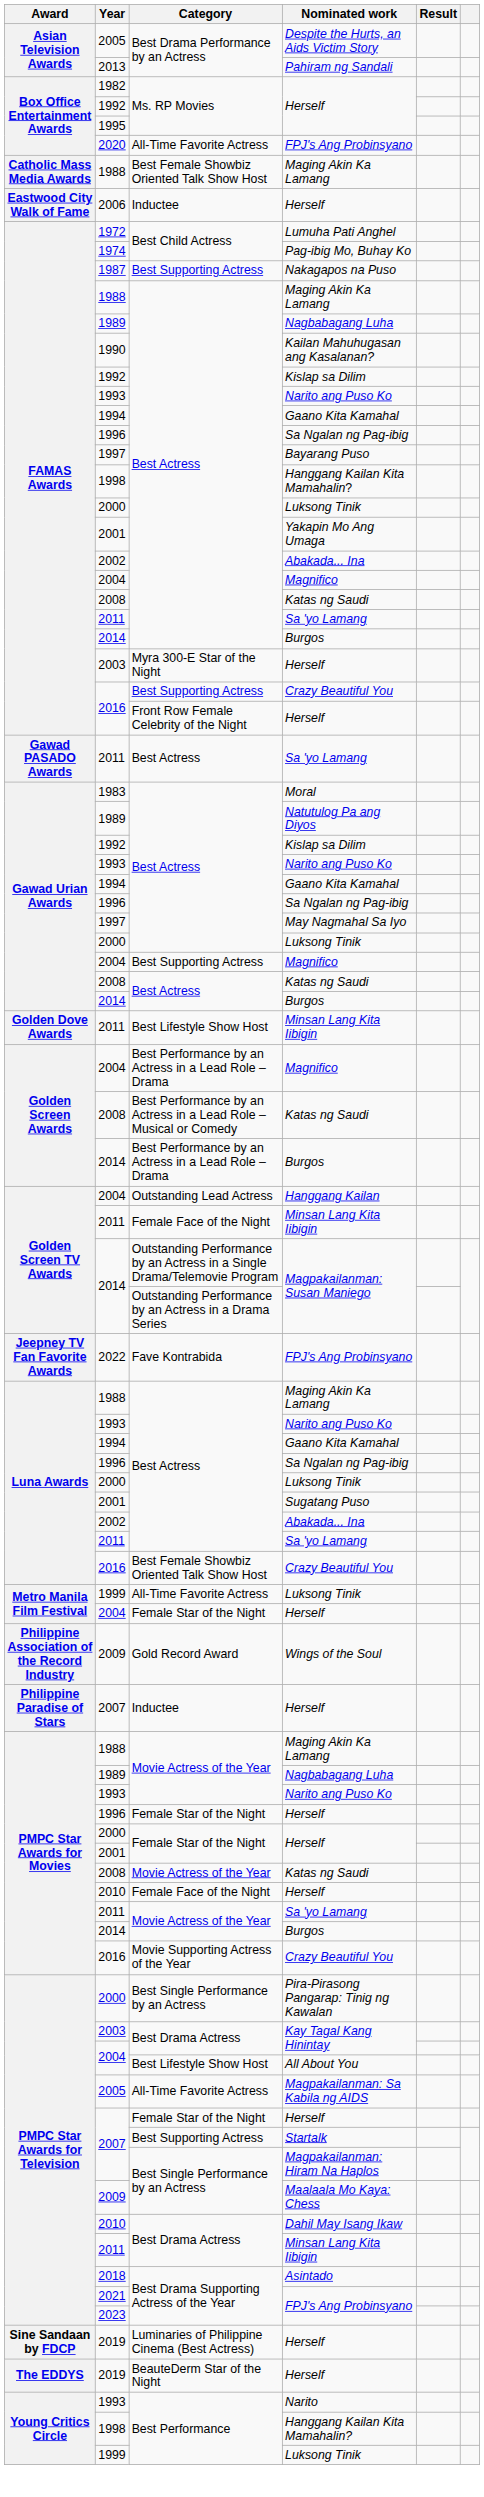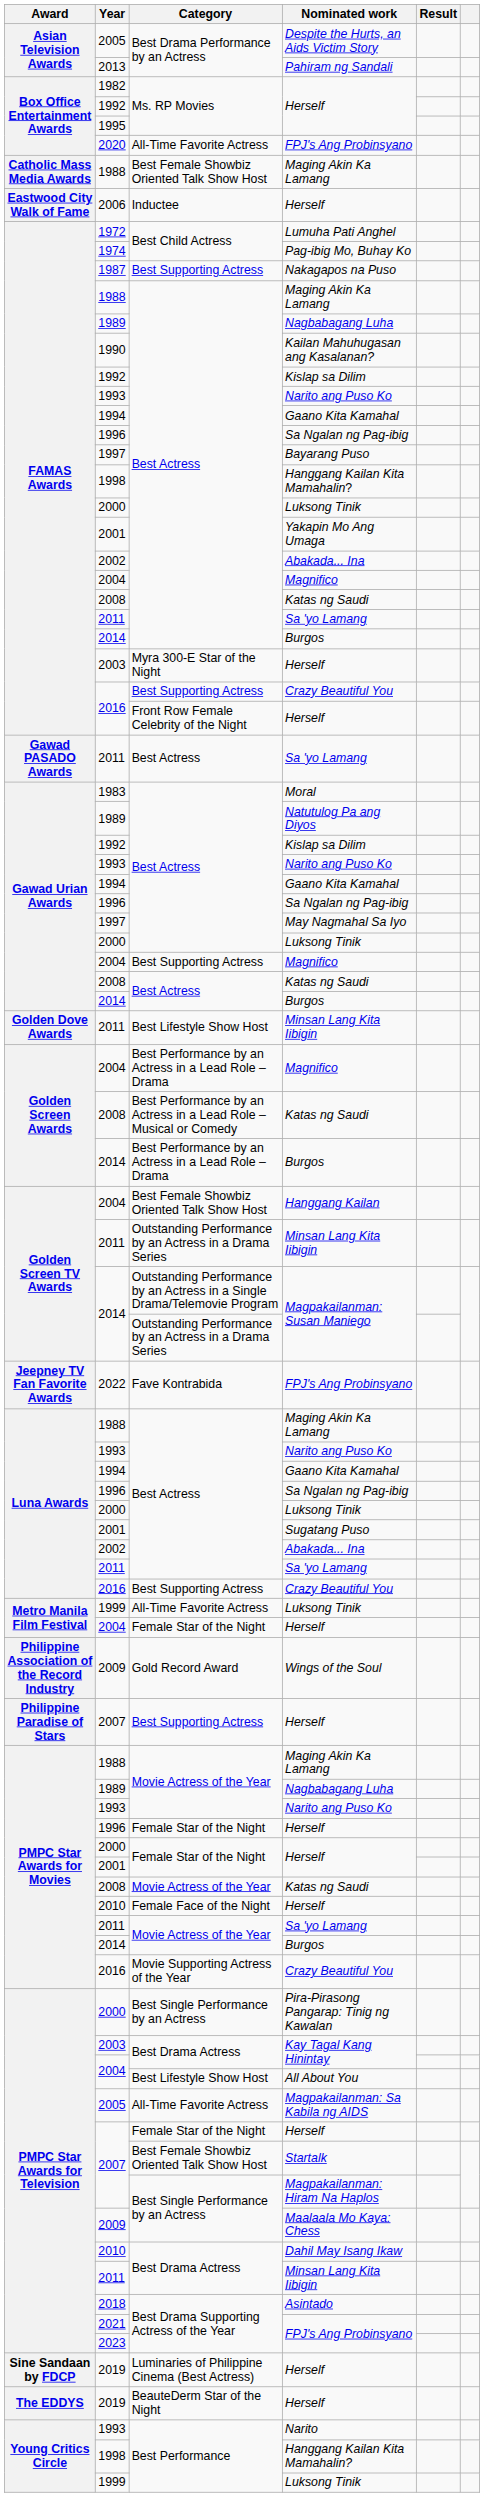(202, 1195) Outstanding Lead Actress -> (199, 1202) Best Female Showbiz Oriented Talk Show Host
(201, 1222) Female Face of the Night -> (202, 1243) Outstanding Performance by an Actress in a Drama Series
(199, 1567) Best Female Showbiz Oriented Talk Show Host -> (197, 1588) Best Supporting Actress
(155, 1708) Inductee -> (197, 1722) Best Supporting Actress
(197, 2137) Best Supporting Actress -> (199, 2158) Best Female Showbiz Oriented Talk Show Host
